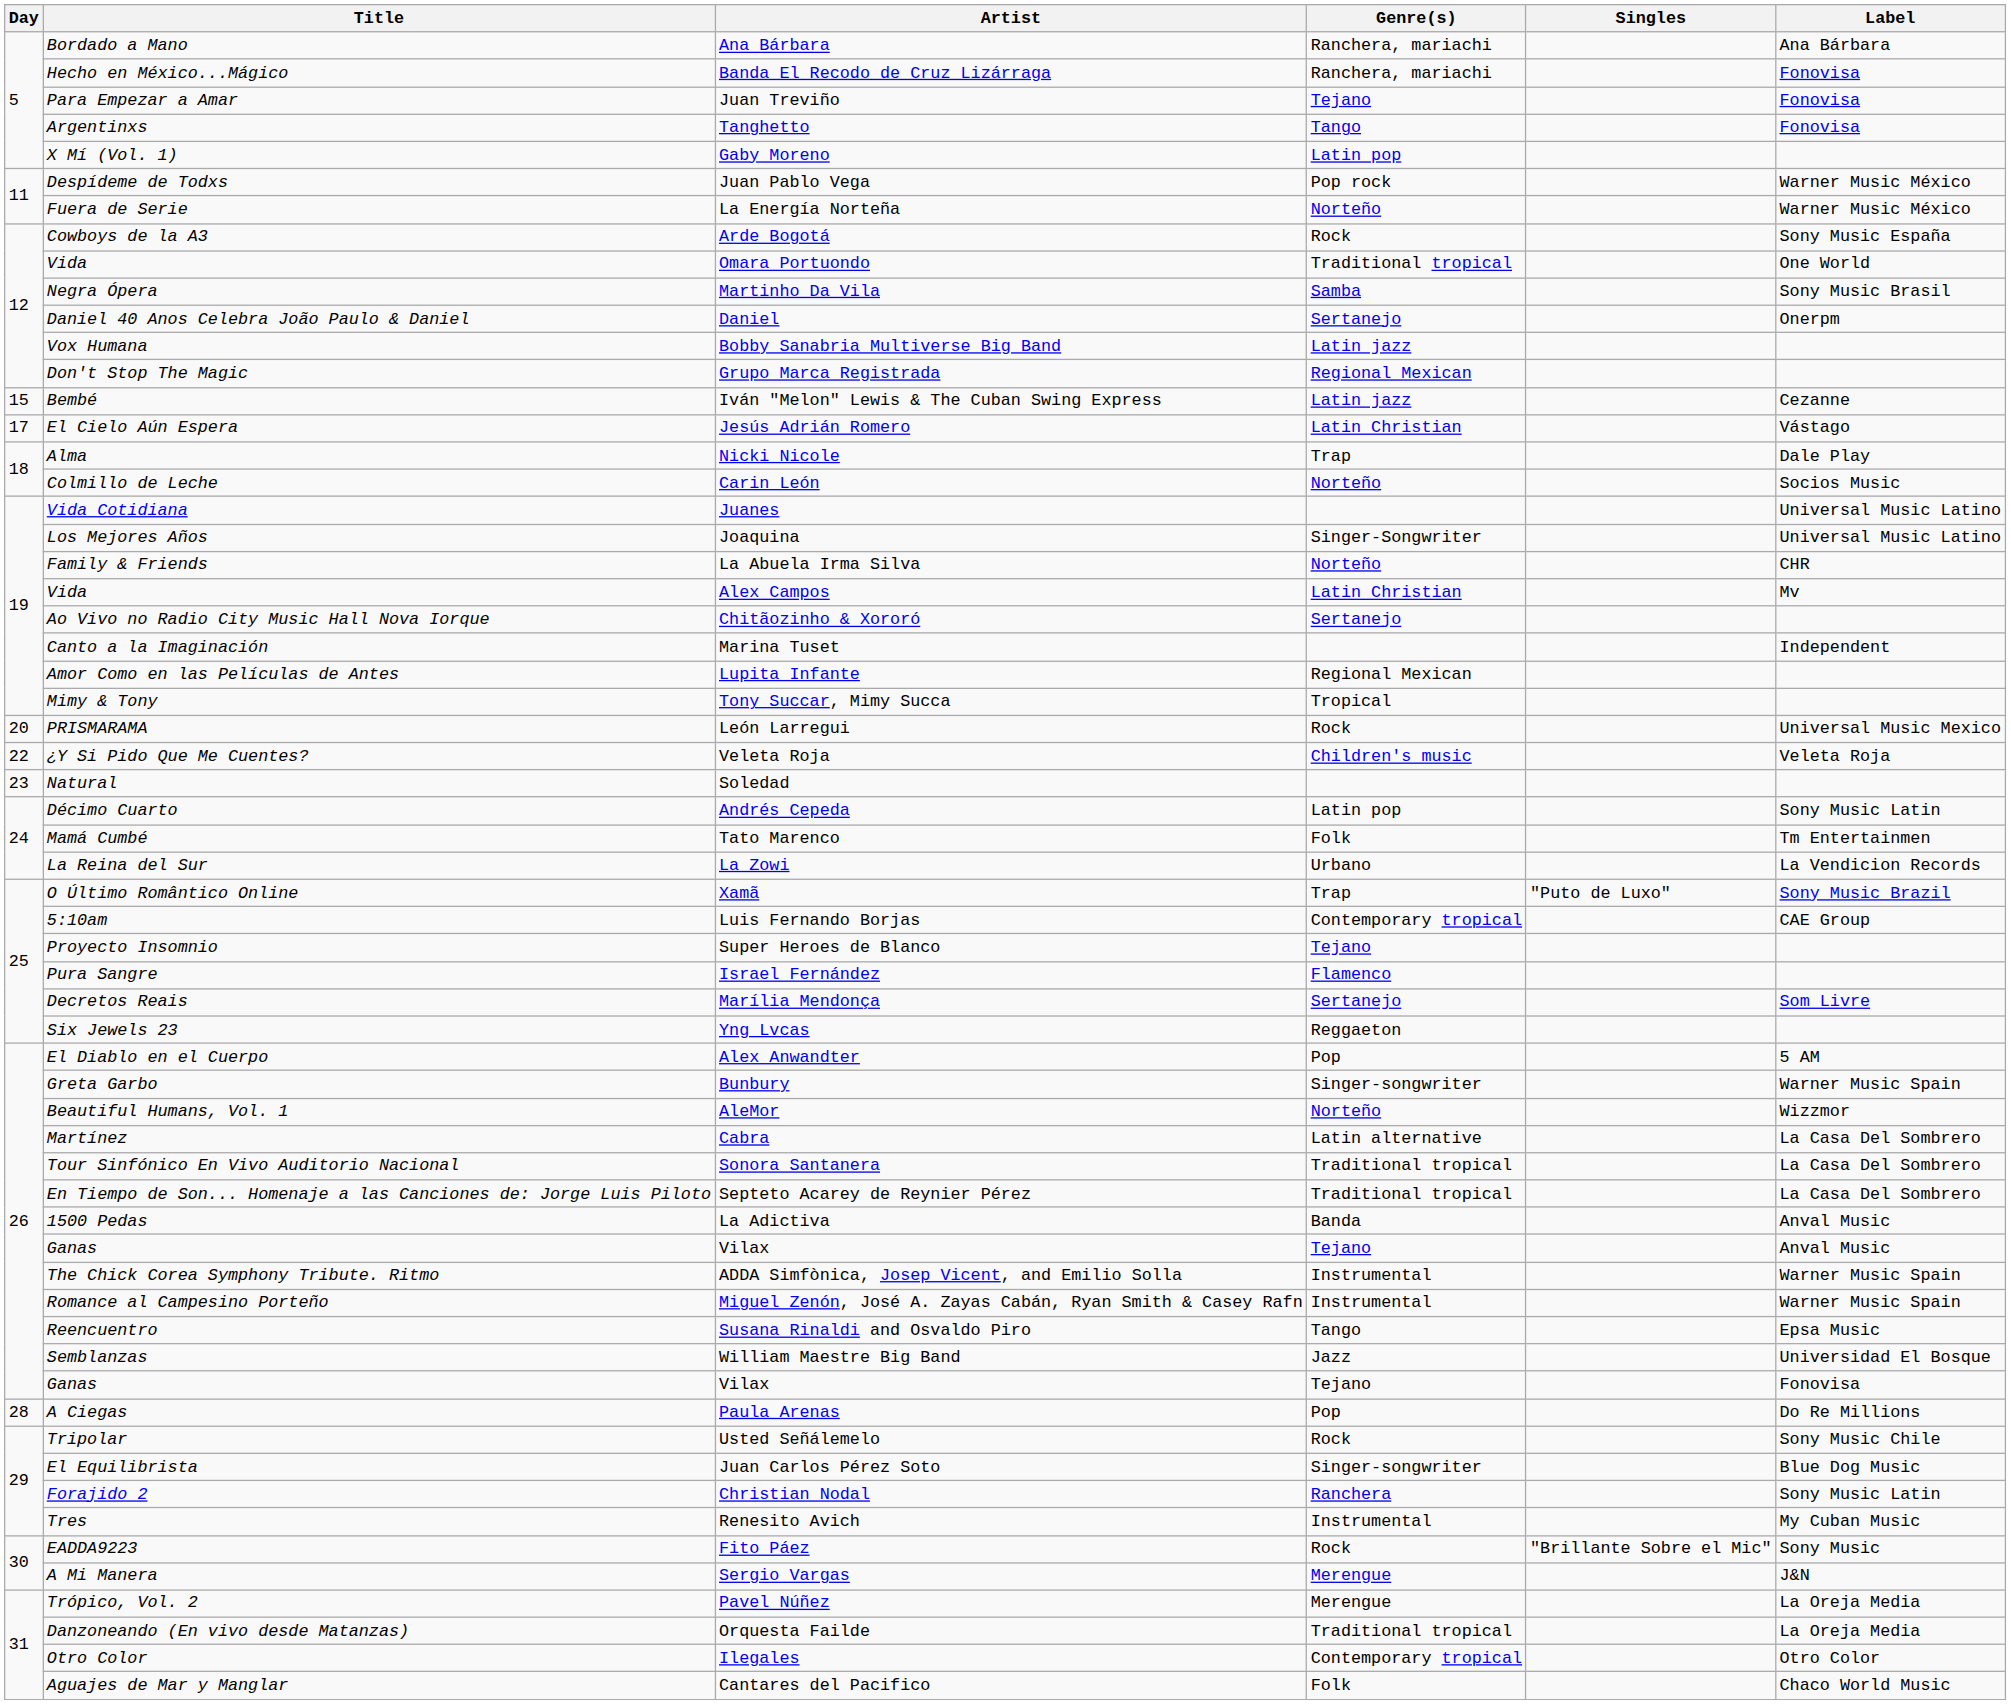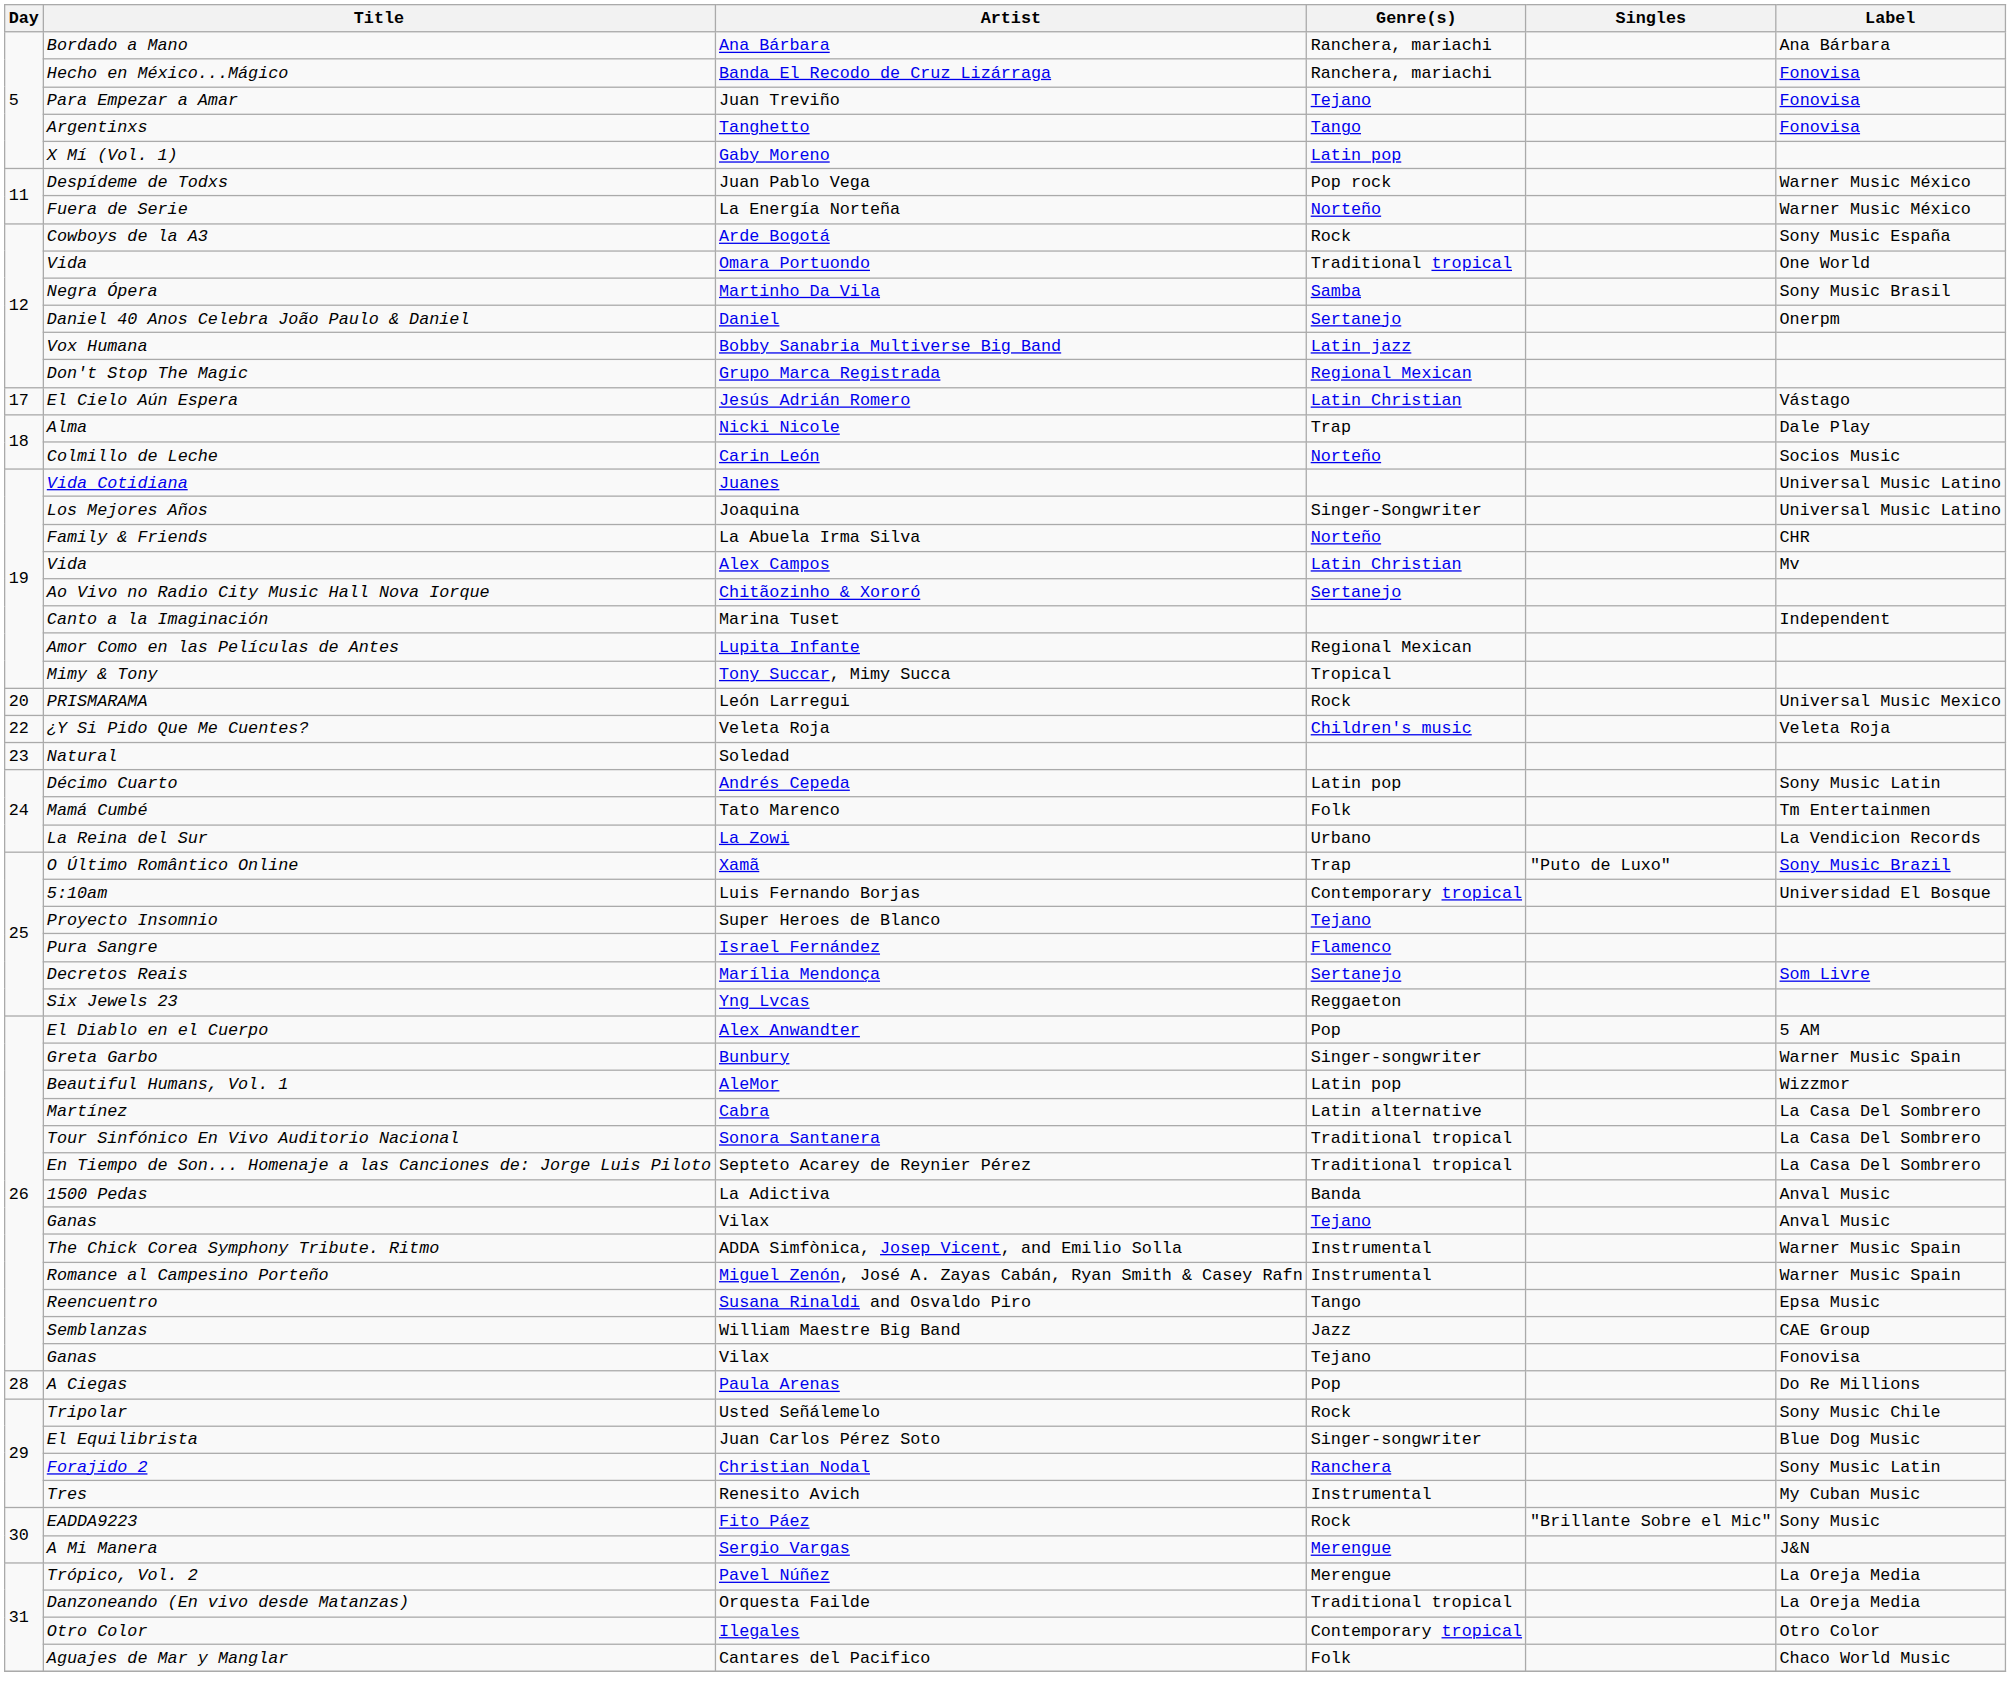- row: (72, 401)
(1825, 920) CAE Group -> (1885, 893) Universidad El Bosque
(1346, 1112) Norteño -> (1356, 1084) Latin pop
(1885, 1358) Universidad El Bosque -> (1825, 1330) CAE Group
